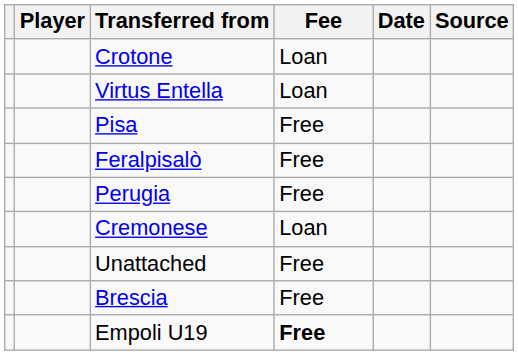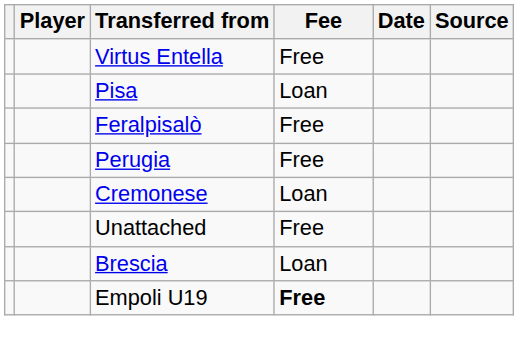- row: (134, 56)
(303, 90) Loan -> (302, 56) Free
(302, 125) Free -> (303, 90) Loan
(302, 297) Free -> (303, 263) Loan
